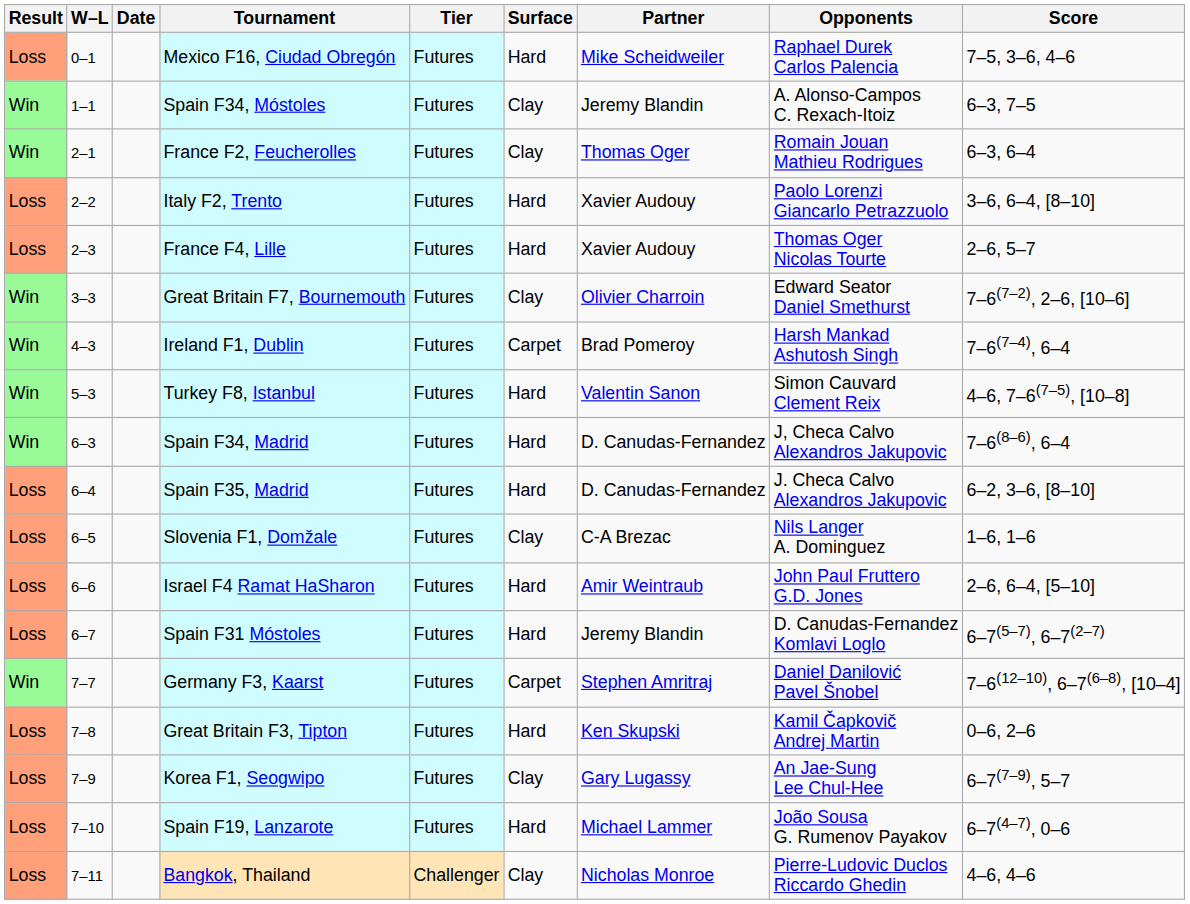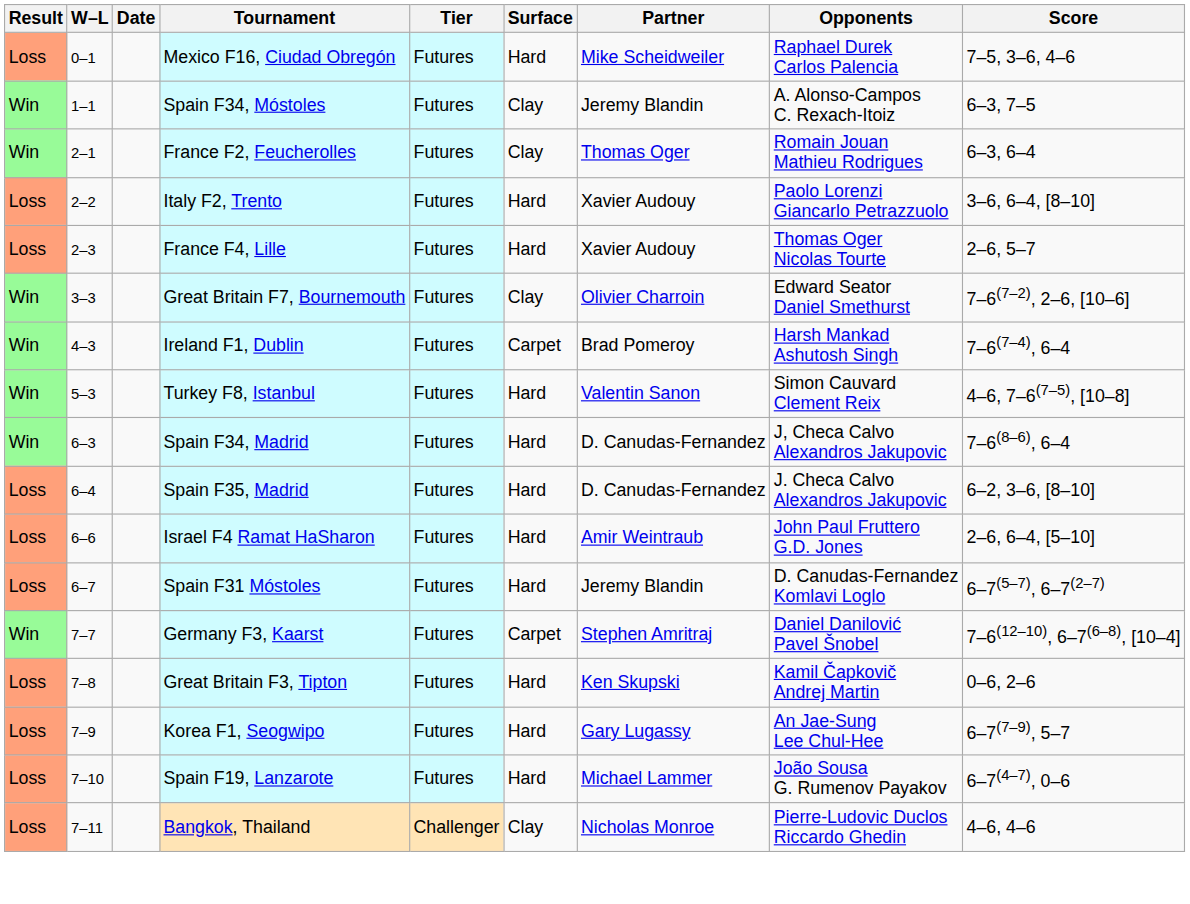- row: (250, 538)
(525, 778) Clay -> (527, 730) Hard
